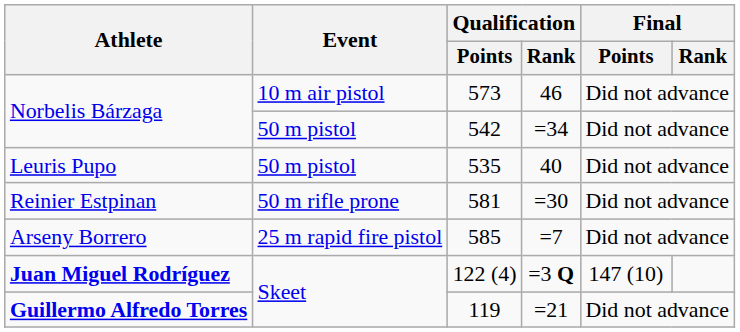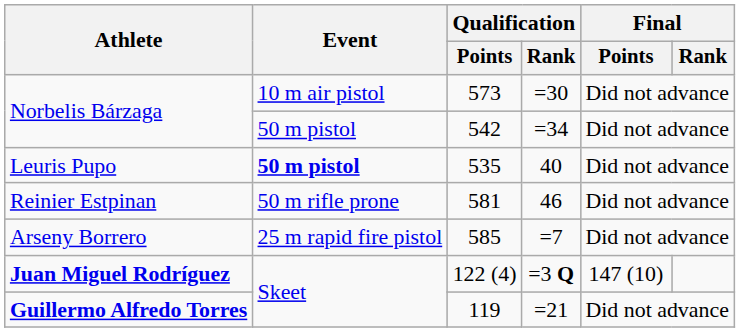(551, 93) 46 -> (551, 93) =30
(307, 165) normal -> (309, 165) bold
(551, 201) =30 -> (551, 201) 46
